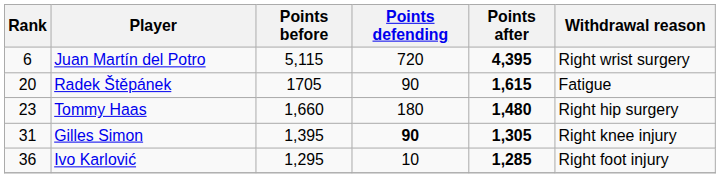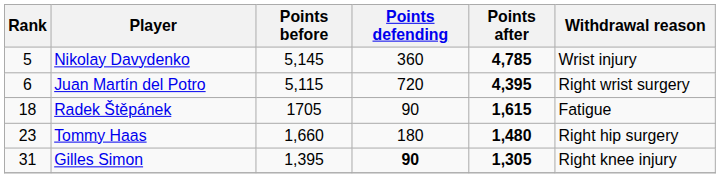+ row: (122, 60)
(28, 85) 20 -> (28, 110) 18
- row: (95, 160)
